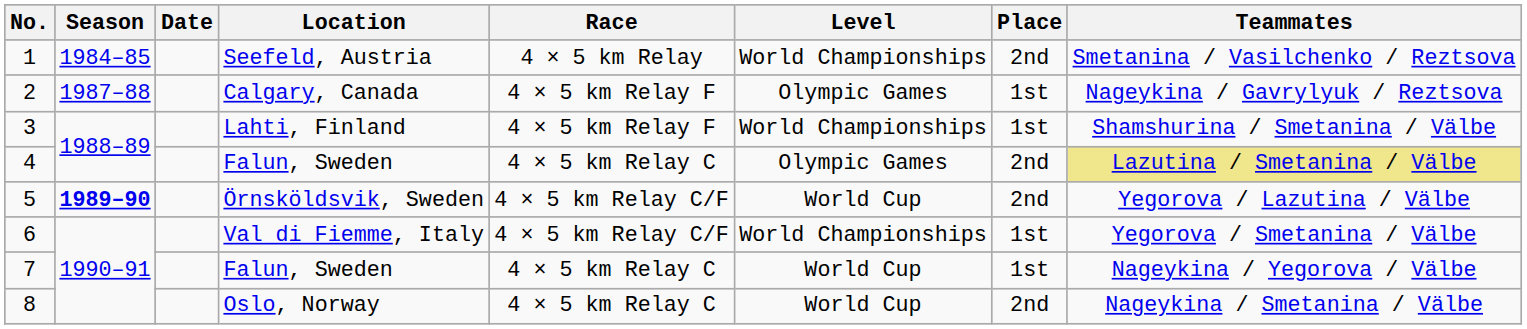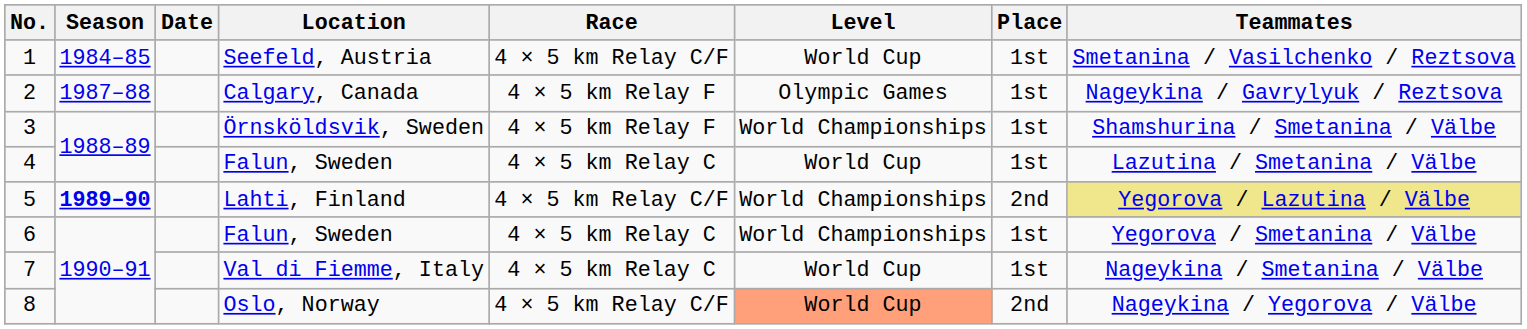(612, 58) 4 × 5 km Relay -> (612, 58) 4 × 5 km Relay C/F
(863, 58) World Championships -> (863, 58) World Cup
(1030, 58) 2nd -> (1030, 58) 1st
(315, 129) Lahti, Finland -> (354, 129) Örnsköldsvik, Sweden
(863, 164) Olympic Games -> (863, 164) World Cup
(1030, 164) 2nd -> (1030, 164) 1st
(1294, 164) khaki background -> (1294, 164) no background
(354, 199) Örnsköldsvik, Sweden -> (315, 199) Lahti, Finland
(863, 199) World Cup -> (863, 199) World Championships
(1294, 199) no background -> (1294, 199) khaki background
(354, 235) Val di Fiemme, Italy -> (308, 235) Falun, Sweden
(612, 235) 4 × 5 km Relay C/F -> (612, 235) 4 × 5 km Relay C
(308, 270) Falun, Sweden -> (354, 270) Val di Fiemme, Italy
(1294, 270) Nageykina / Yegorova / Välbe -> (1294, 270) Nageykina / Smetanina / Välbe
(612, 306) 4 × 5 km Relay C -> (612, 306) 4 × 5 km Relay C/F
(863, 306) no background -> (863, 306) lightsalmon background
(1294, 306) Nageykina / Smetanina / Välbe -> (1294, 306) Nageykina / Yegorova / Välbe
